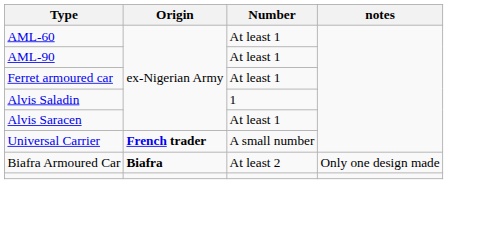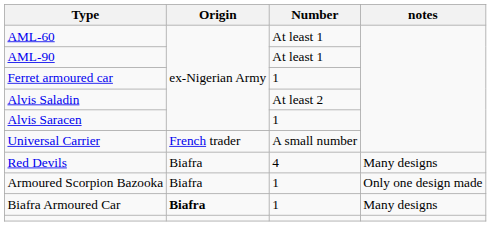(255, 78) At least 1 -> (276, 78) 1
(233, 99) 1 -> (298, 99) At least 2
(255, 120) At least 1 -> (276, 120) 1
(166, 141) bold -> (205, 141) normal
+ row: (37, 162)
+ row: (85, 183)
(255, 162) At least 2 -> (276, 204) 1
(380, 162) Only one design made -> (400, 204) Many designs
